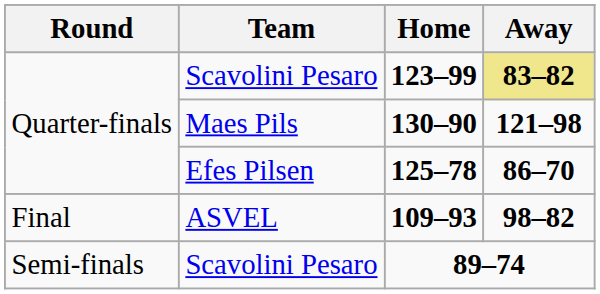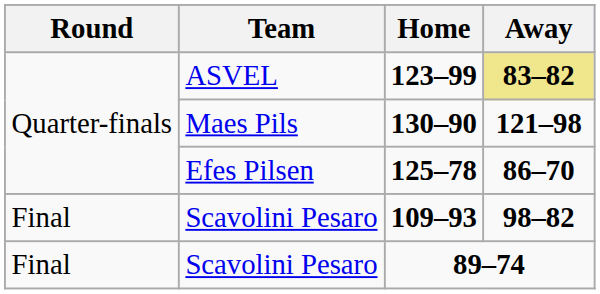(281, 75) Scavolini Pesaro -> (232, 75) ASVEL
(232, 217) ASVEL -> (281, 217) Scavolini Pesaro
(78, 265) Semi-finals -> (41, 265) Final
